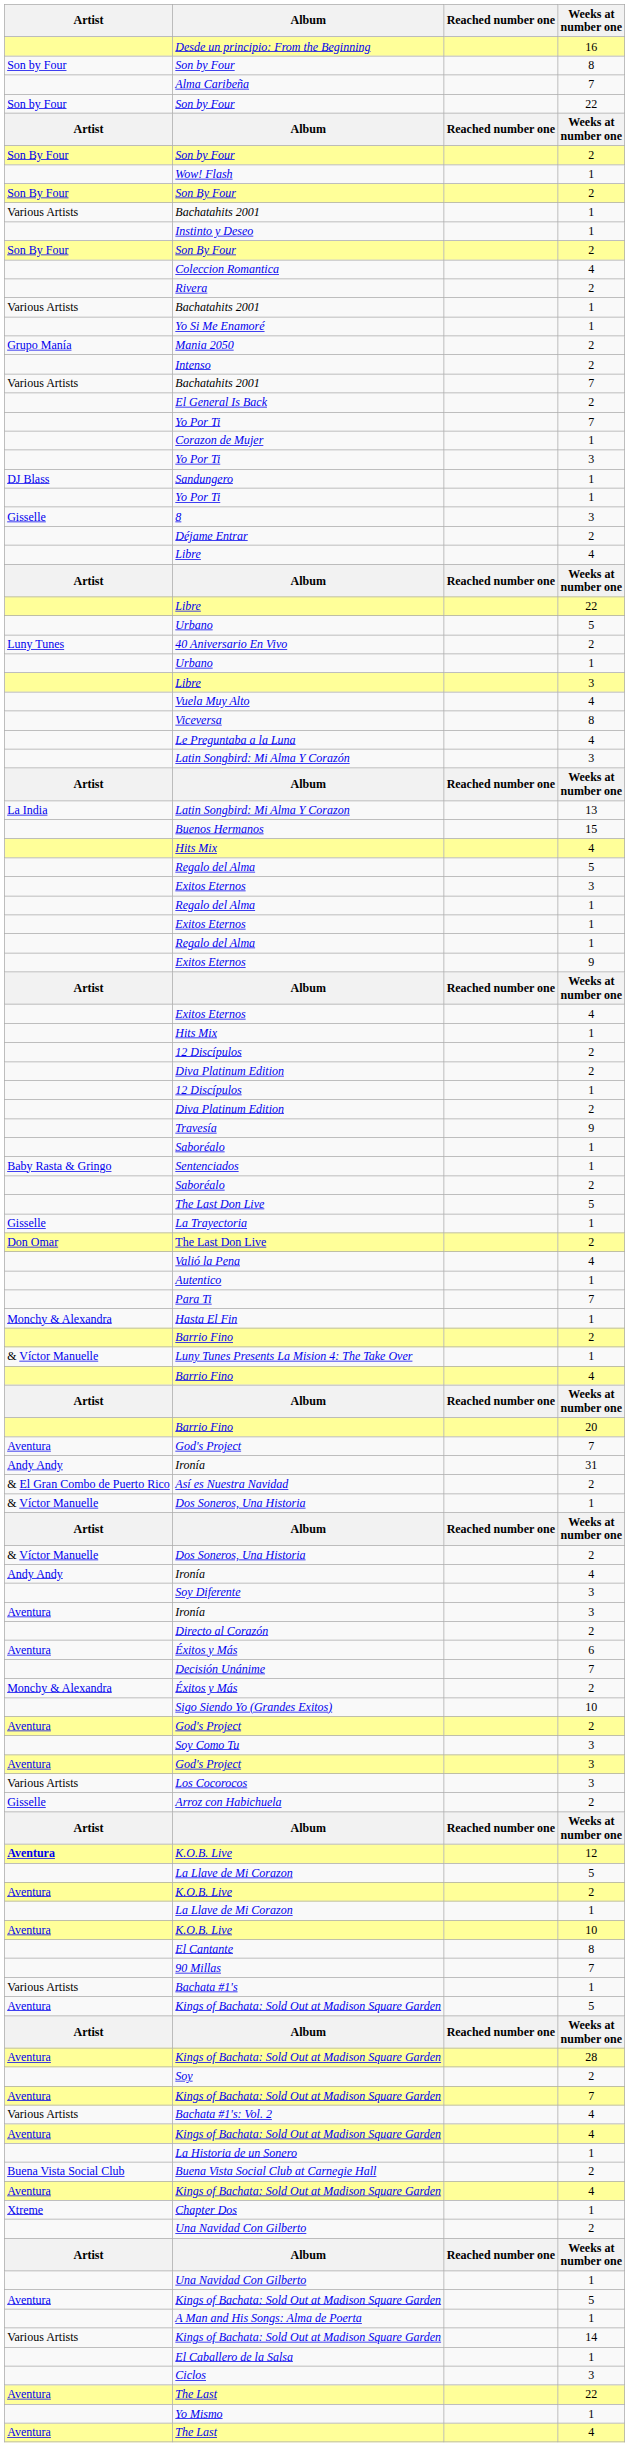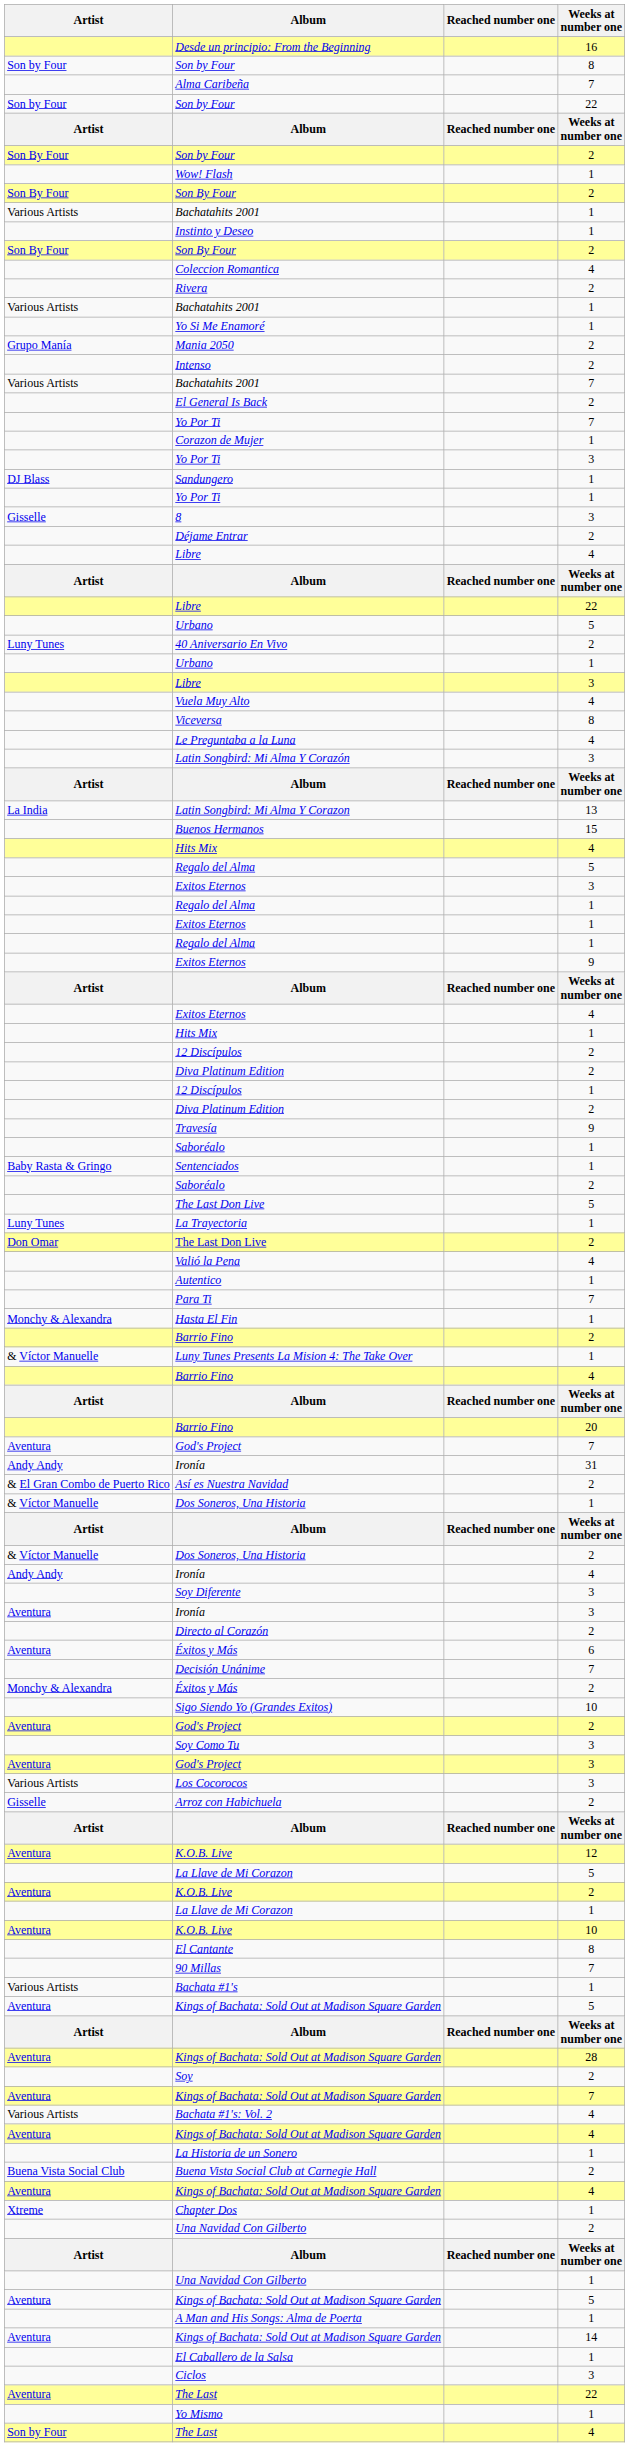(26, 1223) Gisselle -> (36, 1223) Luny Tunes
(31, 1853) bold -> (29, 1853) normal
(43, 2337) Various Artists -> (29, 2337) Aventura
(29, 2432) Aventura -> (37, 2432) Son by Four
